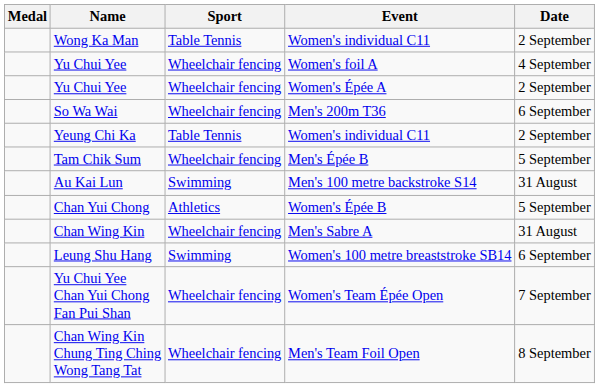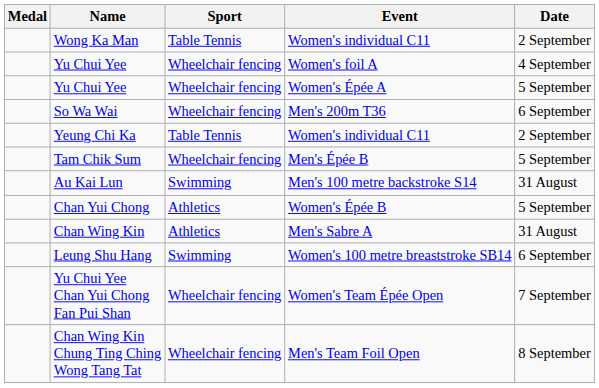(554, 88) 2 September -> (554, 88) 5 September
(225, 230) Wheelchair fencing -> (194, 230) Athletics
